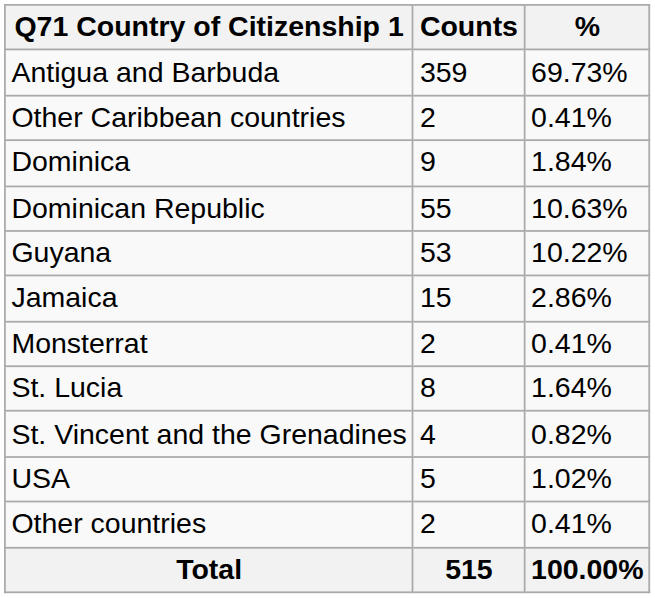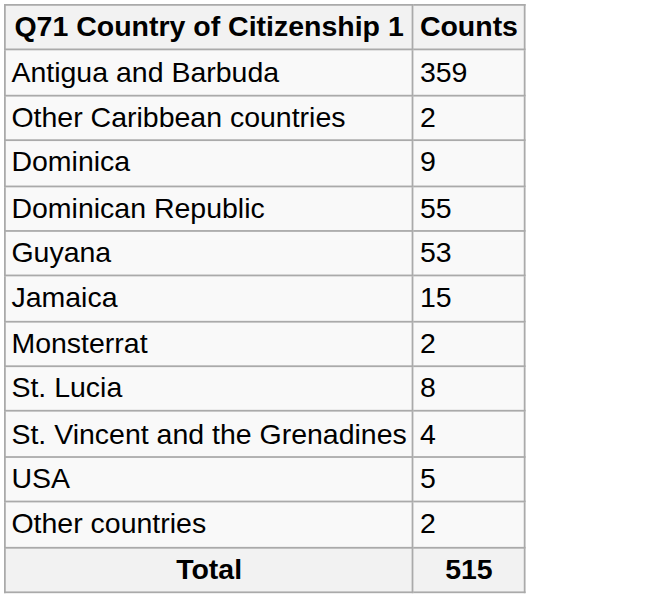- column: (587, 27)
